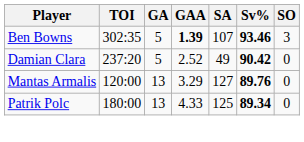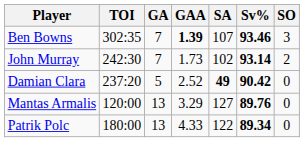(158, 37) 5 -> (158, 37) 7
+ row: (43, 59)
(223, 59) normal -> (223, 81) bold
(223, 103) 125 -> (223, 125) 122
